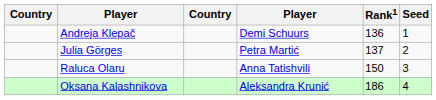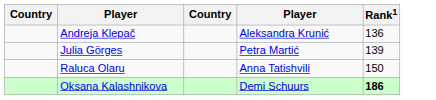- column: (416, 14)
(274, 33) Demi Schuurs -> (284, 33) Aleksandra Krunić
(375, 51) 137 -> (375, 51) 139
(284, 86) Aleksandra Krunić -> (274, 86) Demi Schuurs
(375, 86) normal -> (375, 86) bold
